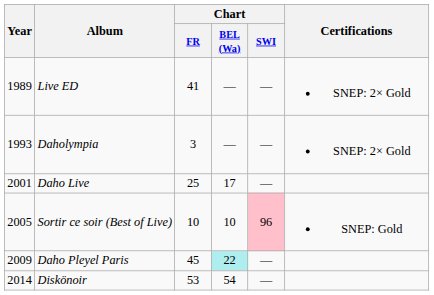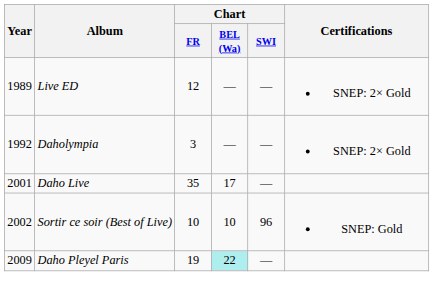(193, 86) 41 -> (193, 86) 12
(20, 144) 1993 -> (20, 144) 1992
(193, 183) 25 -> (193, 183) 35
(20, 222) 2005 -> (20, 222) 2002
(266, 222) pink background -> (266, 222) no background
(193, 260) 45 -> (193, 260) 19
- row: (62, 280)
